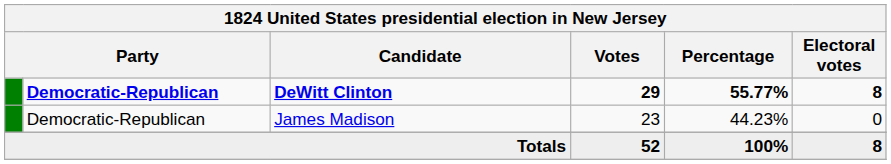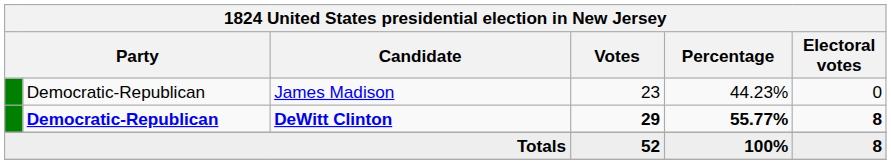rows swapped: (333, 92) <-> (334, 119)
